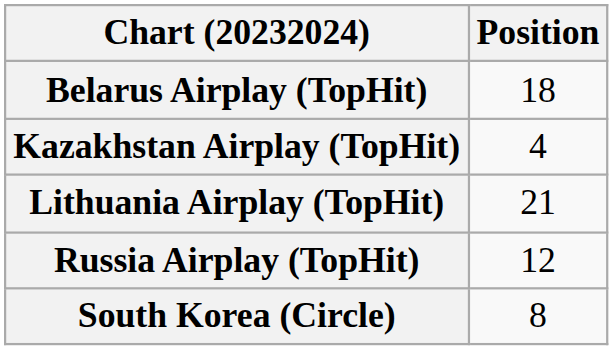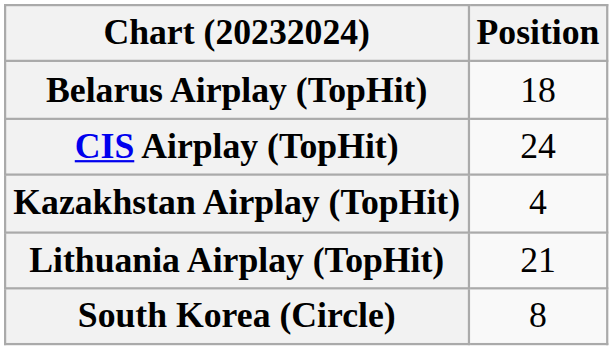+ row: (237, 145)
- row: (237, 259)
